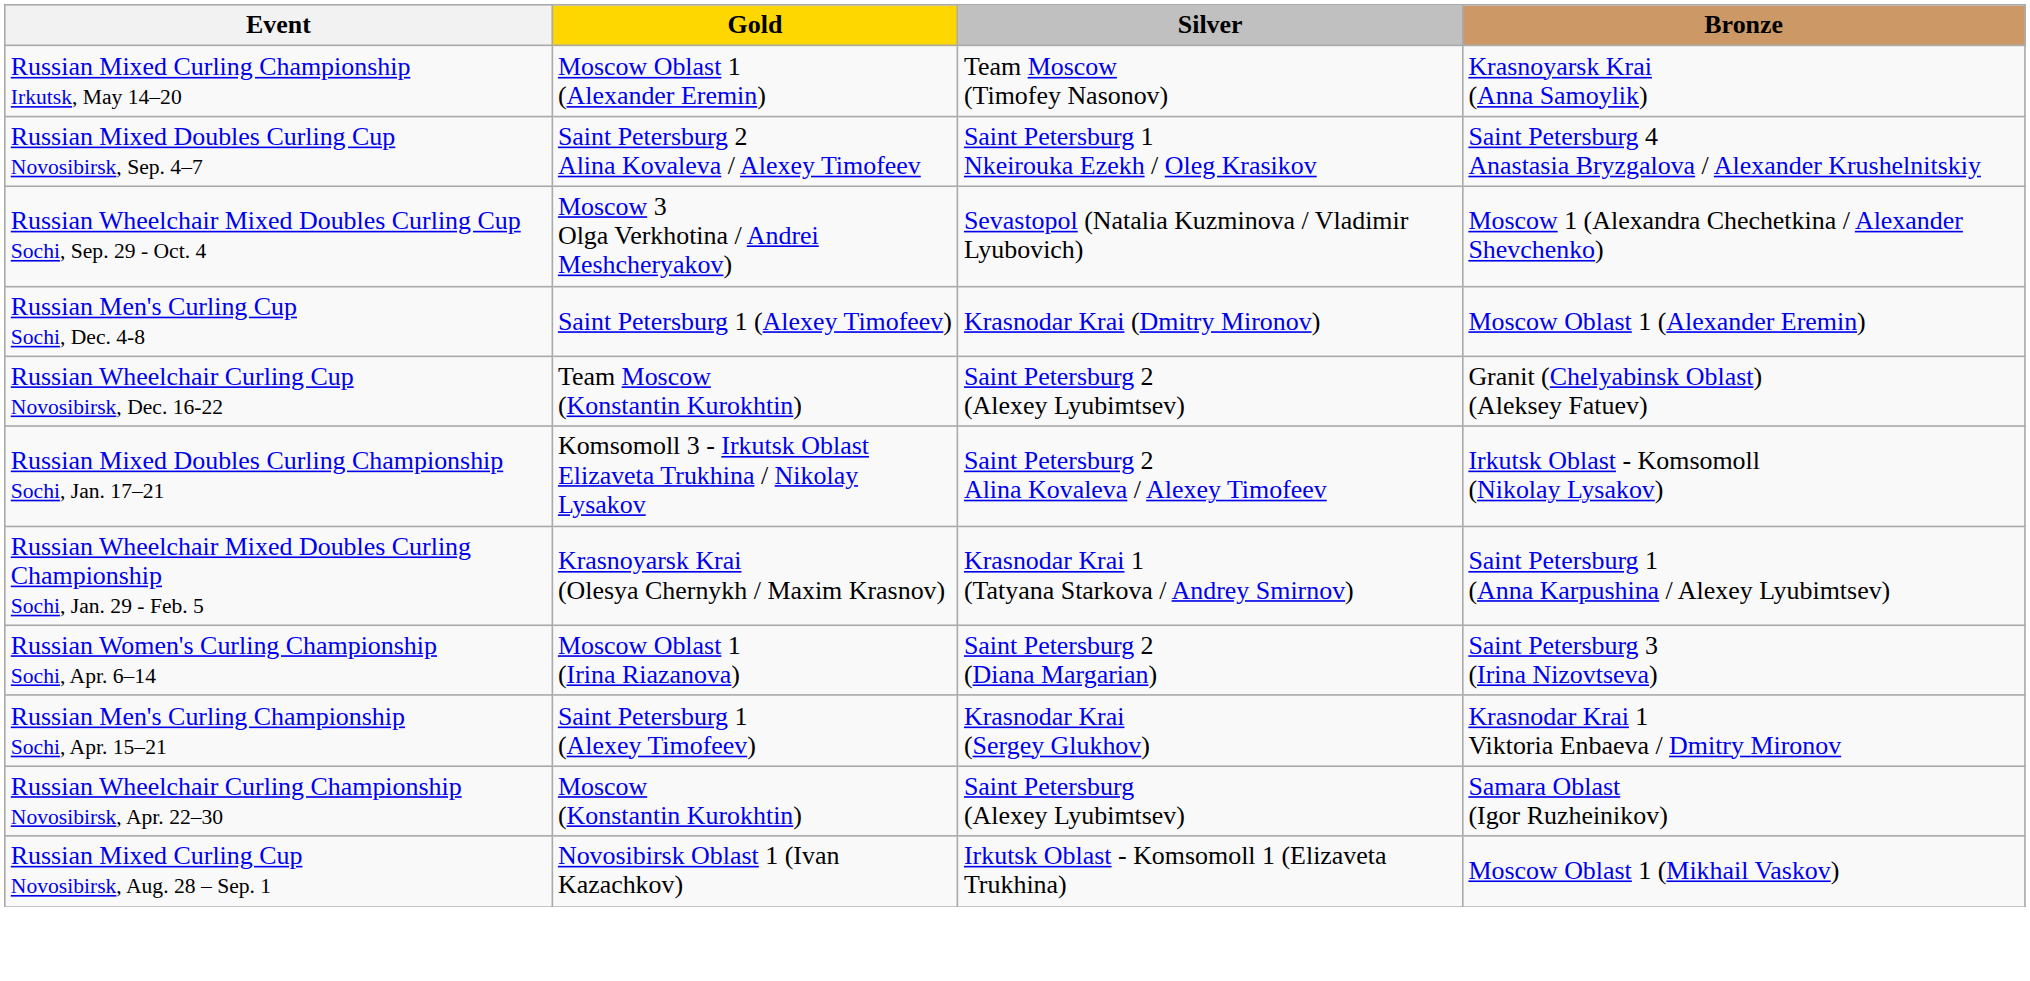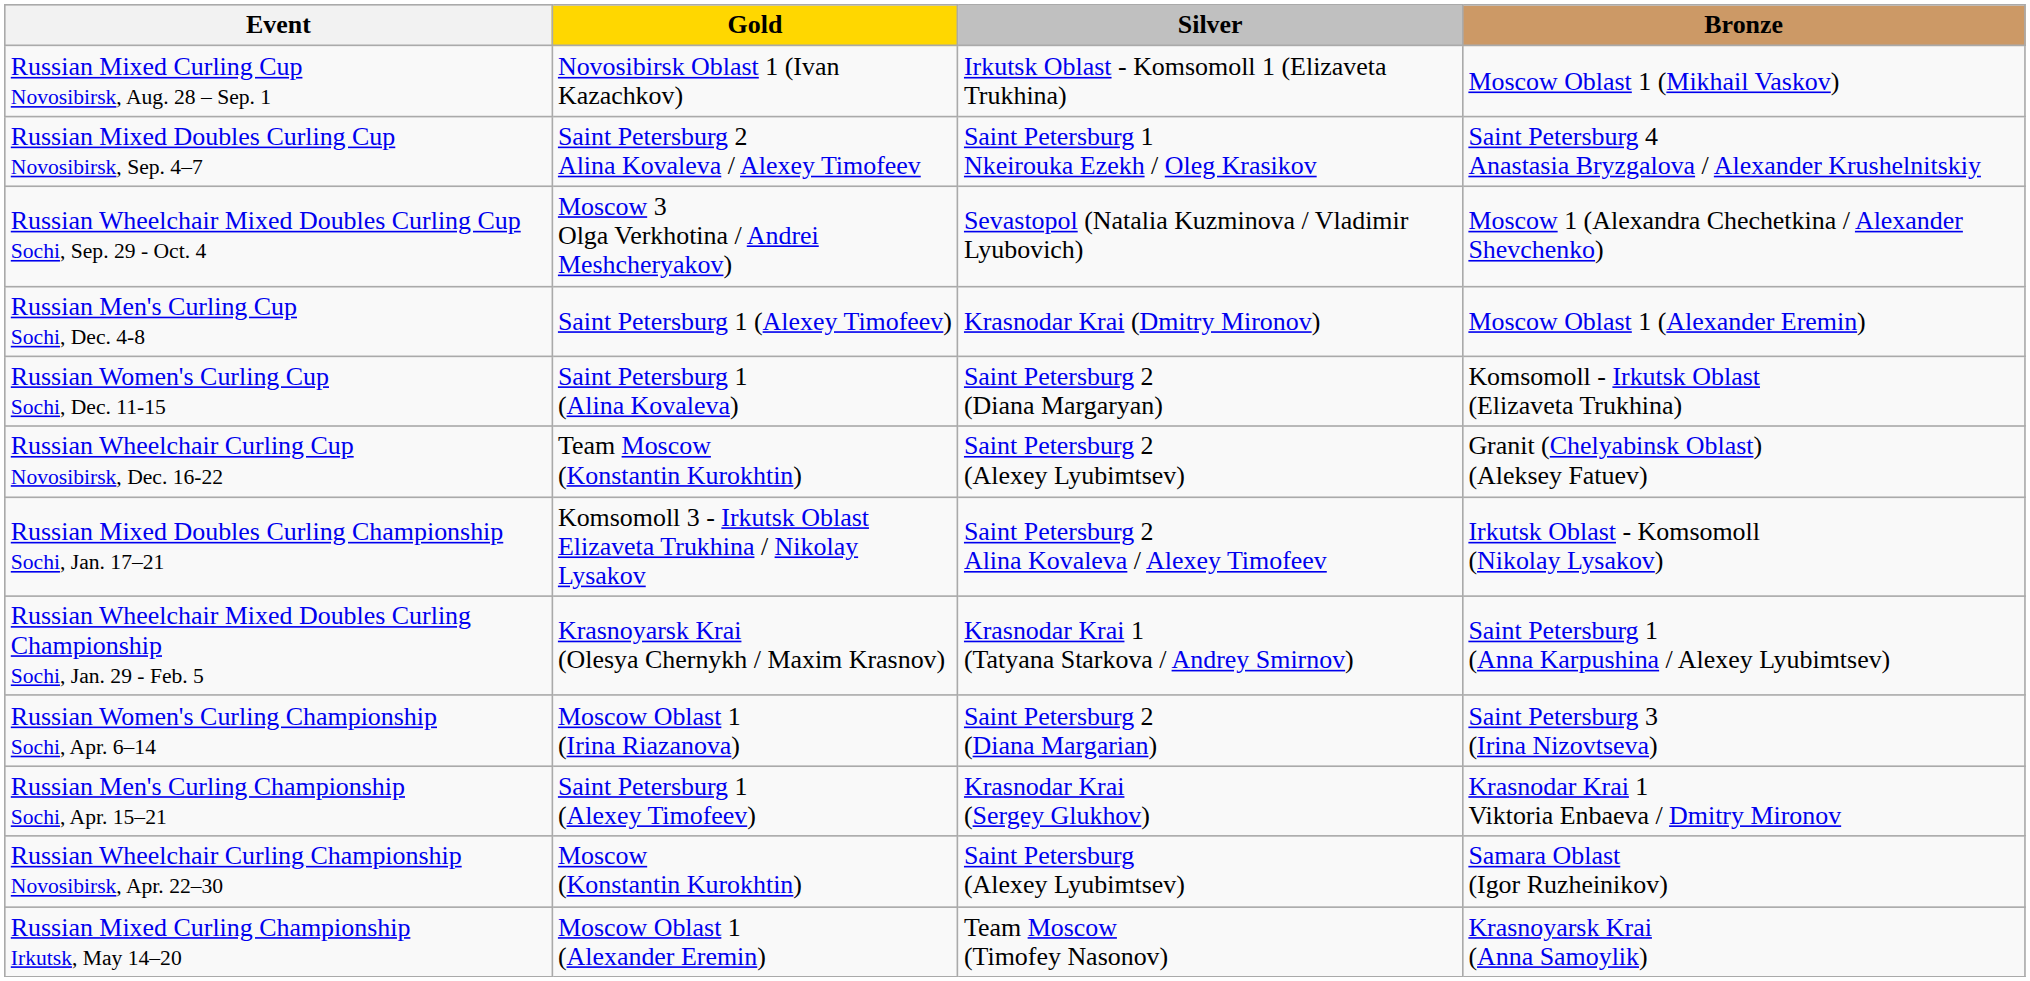rows swapped: (157, 870) <-> (211, 80)
+ row: (170, 390)
